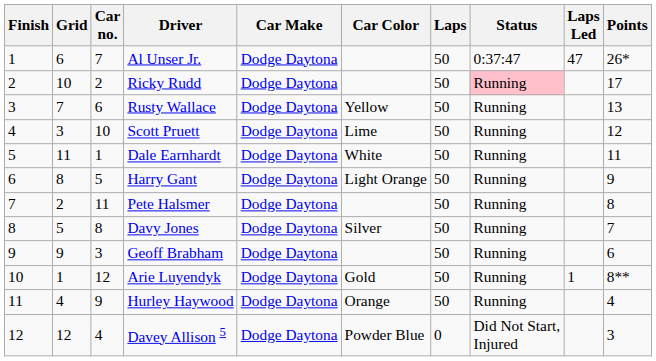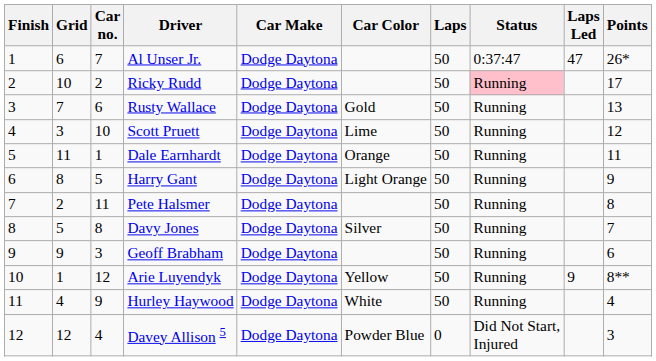(386, 107) Yellow -> (386, 107) Gold
(386, 156) White -> (386, 156) Orange
(386, 278) Gold -> (386, 278) Yellow
(571, 277) 1 -> (571, 277) 9
(386, 302) Orange -> (386, 302) White
